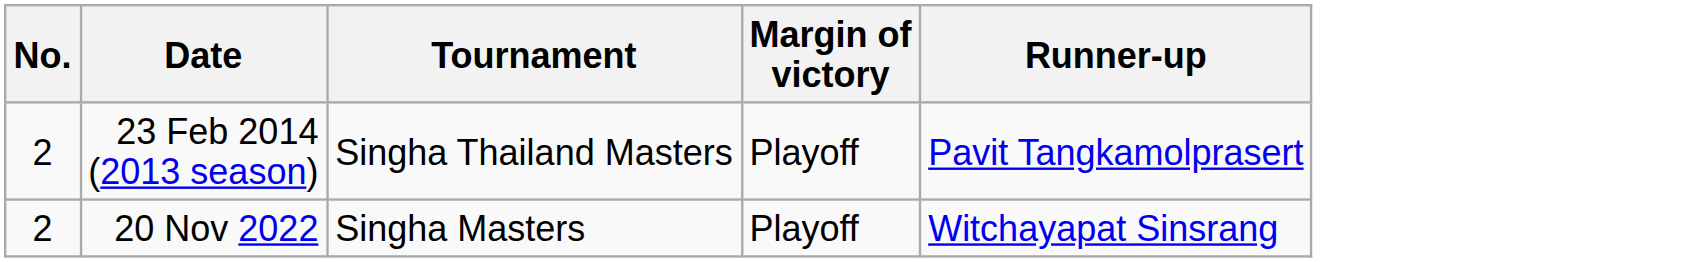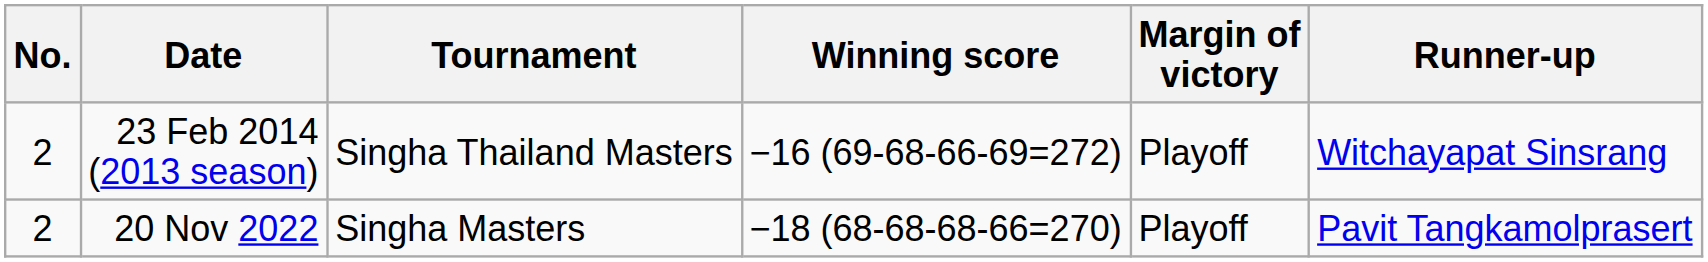+ column: (936, 54)
(1116, 151) Pavit Tangkamolprasert -> (1492, 151) Witchayapat Sinsrang
(1103, 229) Witchayapat Sinsrang -> (1505, 229) Pavit Tangkamolprasert
